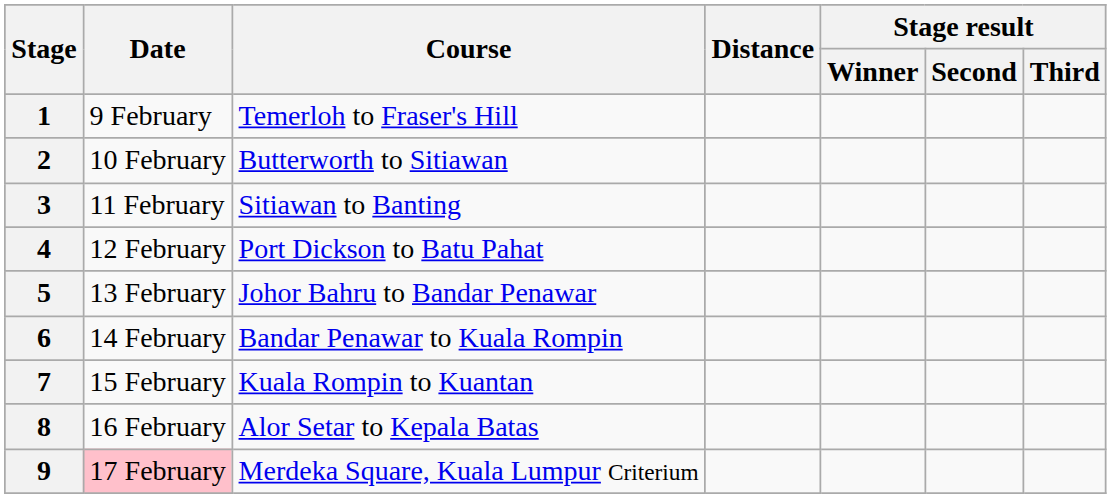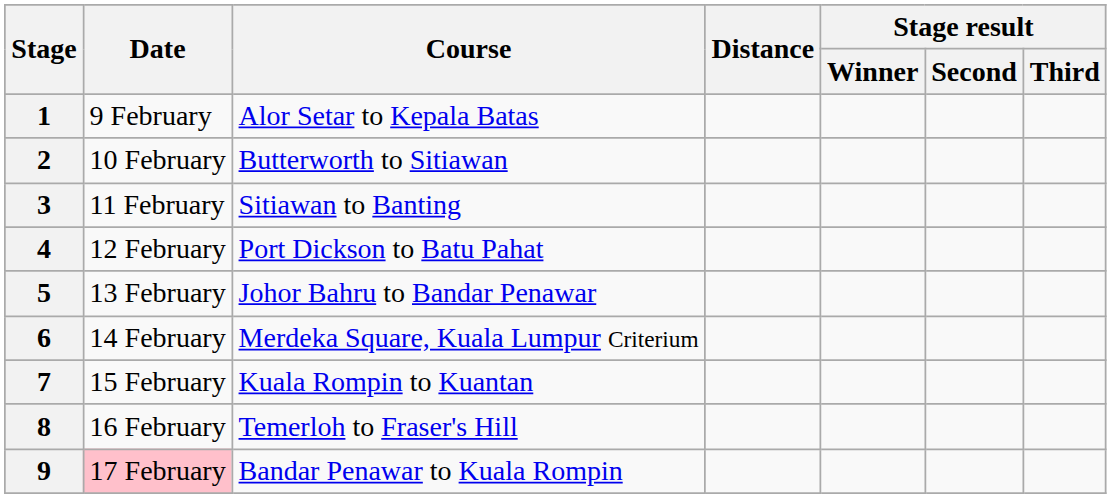(378, 115) Temerloh to Fraser's Hill -> (389, 115) Alor Setar to Kepala Batas
(431, 337) Bandar Penawar to Kuala Rompin -> (469, 337) Merdeka Square, Kuala Lumpur Criterium
(389, 426) Alor Setar to Kepala Batas -> (378, 426) Temerloh to Fraser's Hill
(469, 470) Merdeka Square, Kuala Lumpur Criterium -> (431, 470) Bandar Penawar to Kuala Rompin
